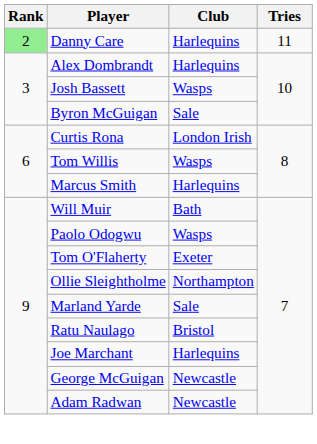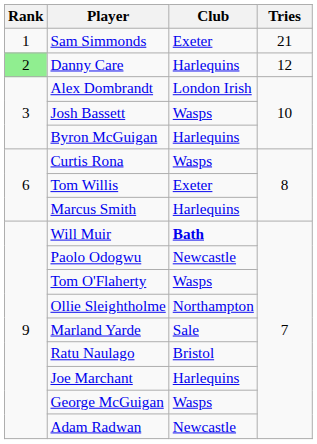+ row: (98, 40)
(285, 40) 11 -> (285, 64) 12
(206, 64) Harlequins -> (212, 88) London Irish
(186, 112) Sale -> (206, 137) Harlequins
(212, 137) London Irish -> (192, 161) Wasps
(192, 161) Wasps -> (193, 185) Exeter
(187, 209) normal -> (188, 233) bold
(192, 233) Wasps -> (204, 257) Newcastle
(193, 257) Exeter -> (192, 281) Wasps
(204, 378) Newcastle -> (192, 402) Wasps
